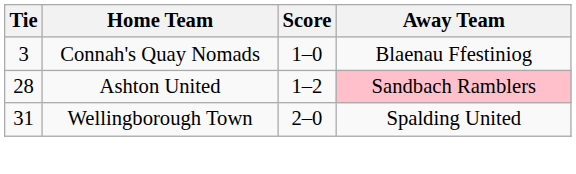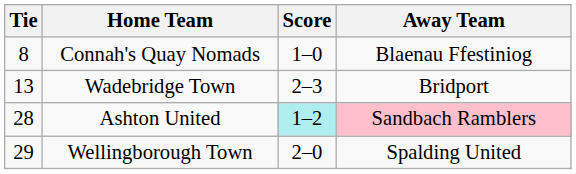(24, 53) 3 -> (24, 53) 8
+ row: (160, 86)
(307, 86) no background -> (307, 119) paleturquoise background
(24, 119) 31 -> (24, 151) 29
